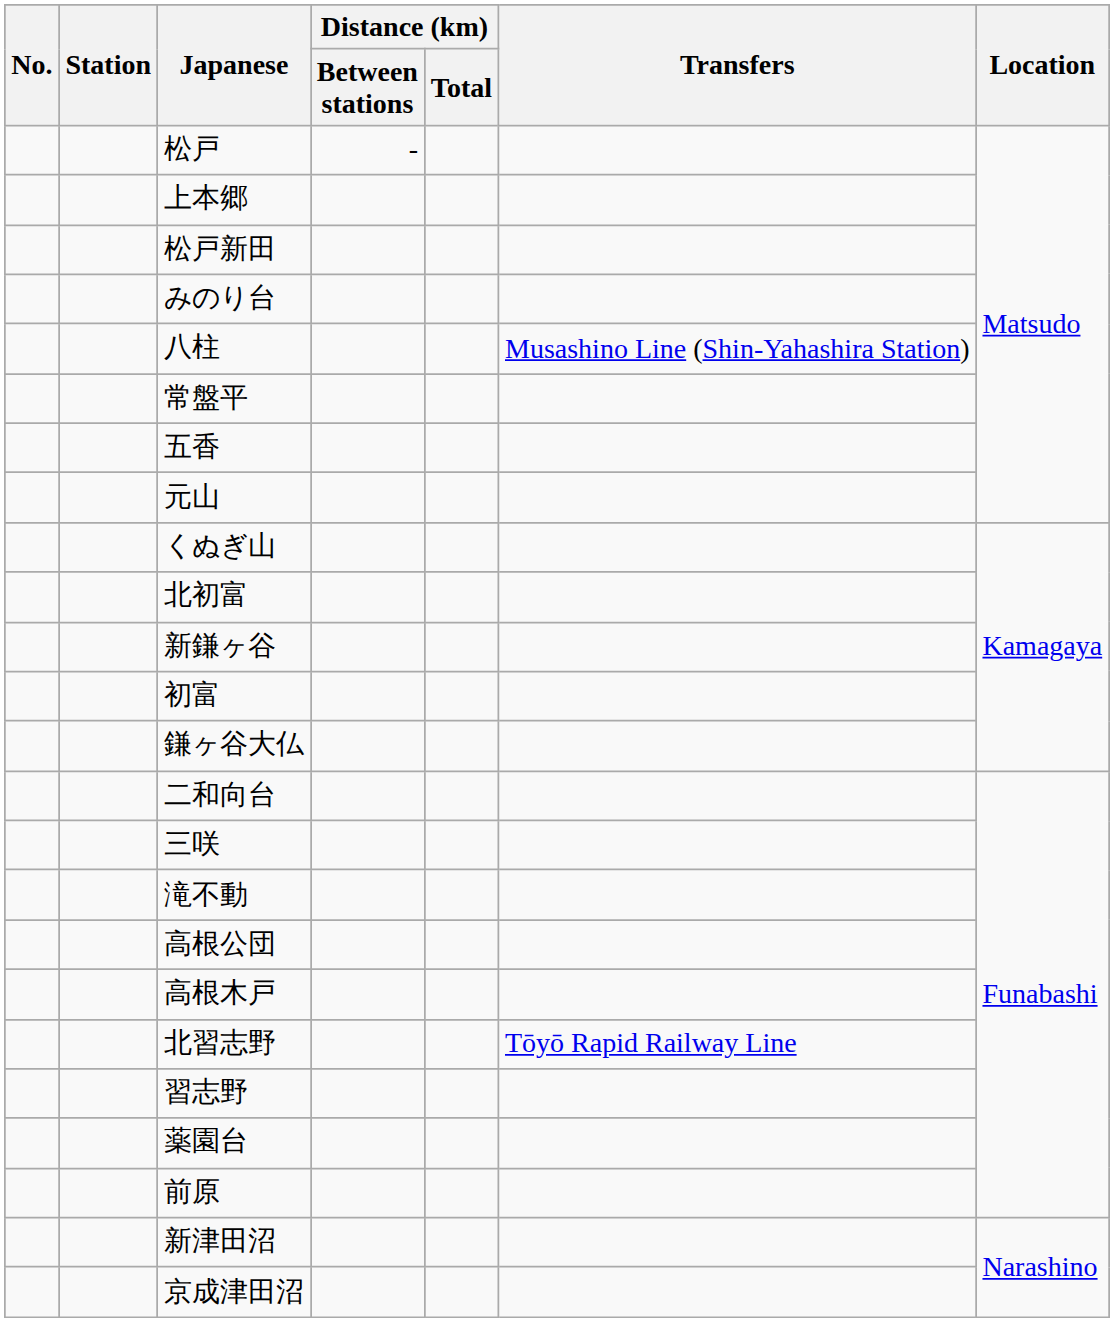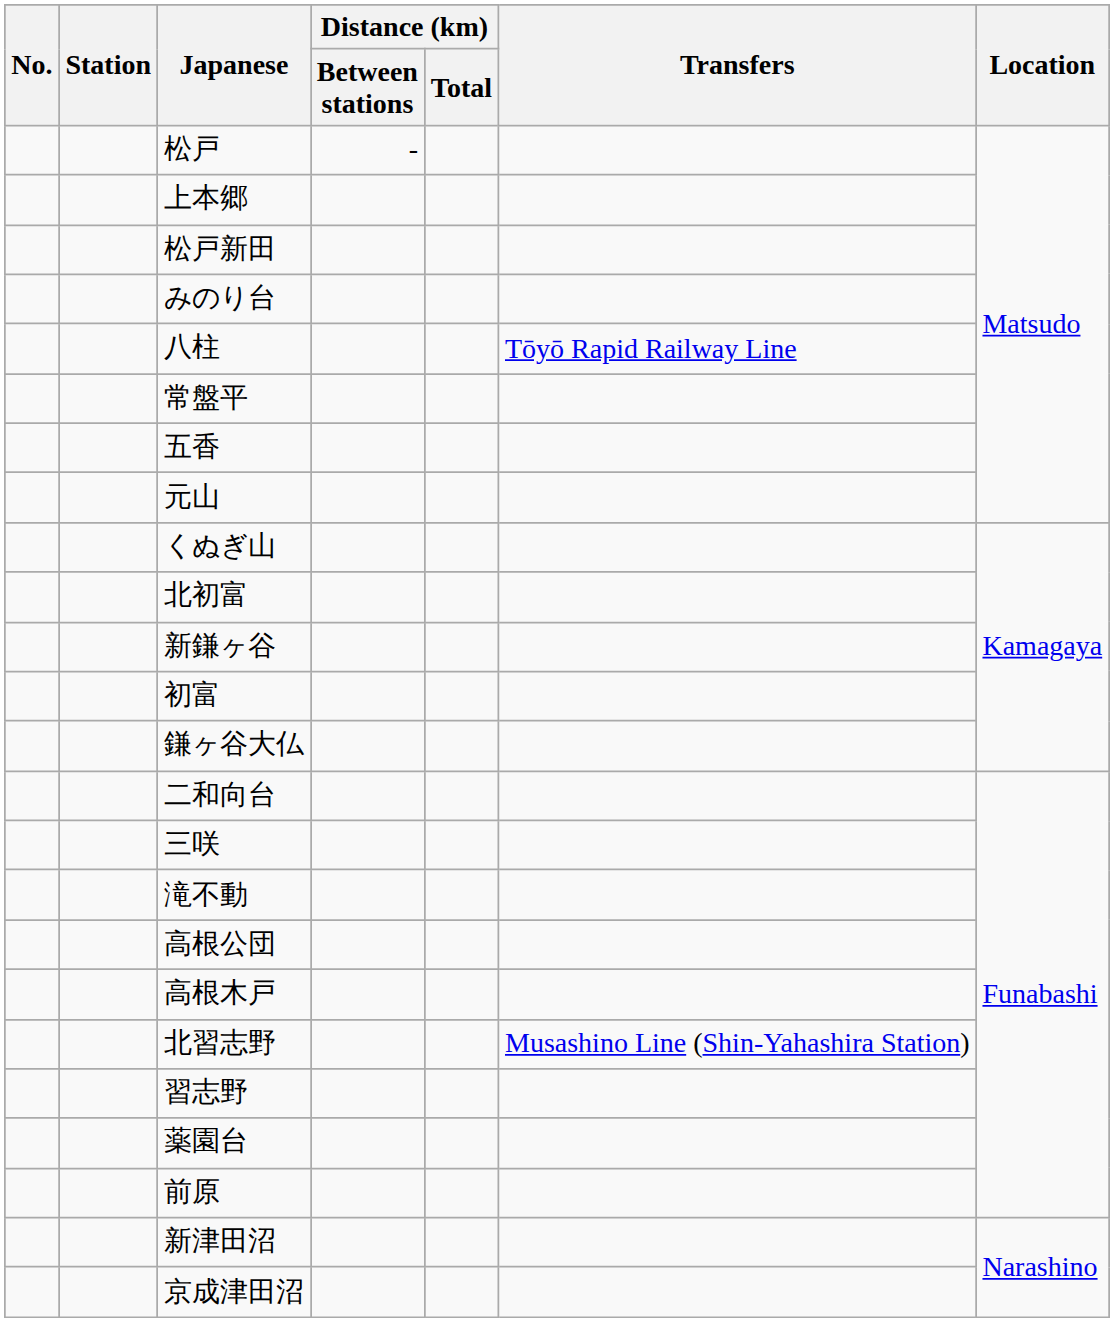(737, 348) Musashino Line (Shin-Yahashira Station) -> (651, 348) Tōyō Rapid Railway Line
(651, 1043) Tōyō Rapid Railway Line -> (737, 1043) Musashino Line (Shin-Yahashira Station)
